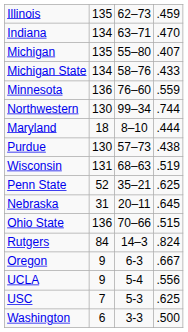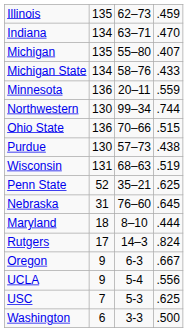(134, 90) 76–60 -> (134, 90) 20–11
rows swapped: (35, 223) <-> (32, 128)
(134, 204) 20–11 -> (134, 204) 76–60
(102, 242) 84 -> (102, 242) 17
